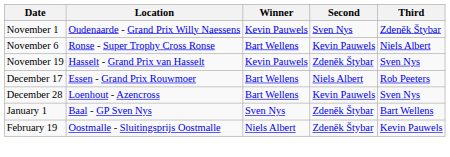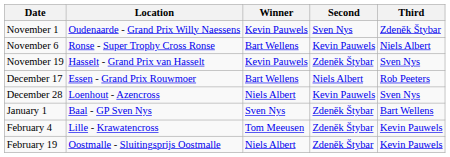(272, 95) Bart Wellens -> (270, 95) Niels Albert
+ row: (29, 128)
